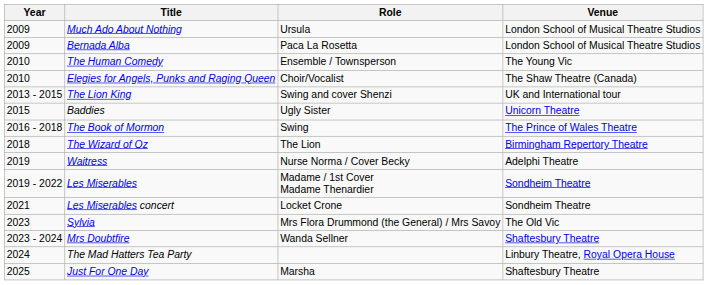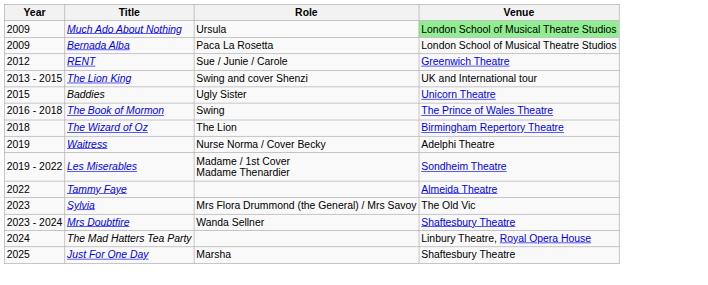(603, 29) no background -> (519, 29) lightgreen background
- row: (115, 62)
- row: (171, 78)
+ row: (81, 62)
- row: (121, 205)
+ row: (97, 189)
